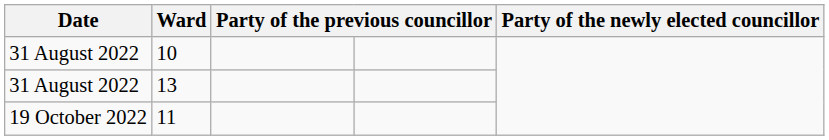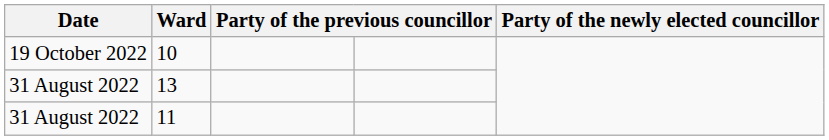(74, 53) 31 August 2022 -> (78, 53) 19 October 2022
(78, 118) 19 October 2022 -> (74, 118) 31 August 2022
